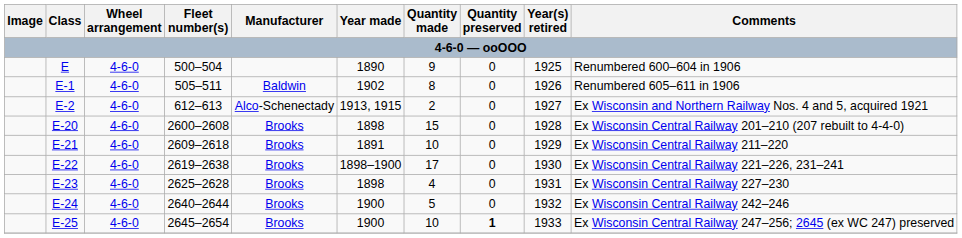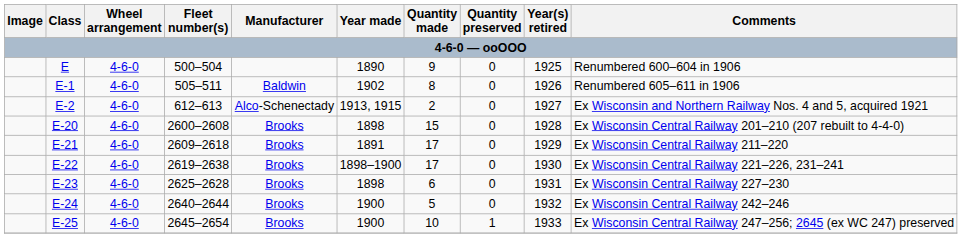(432, 145) 10 -> (432, 145) 17
(432, 184) 4 -> (432, 184) 6
(492, 223) bold -> (492, 223) normal
